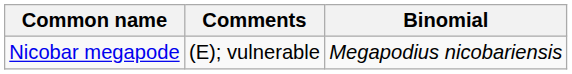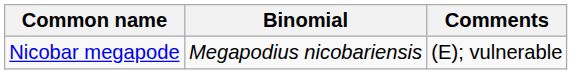columns swapped: (446, 20) <-> (254, 20)
